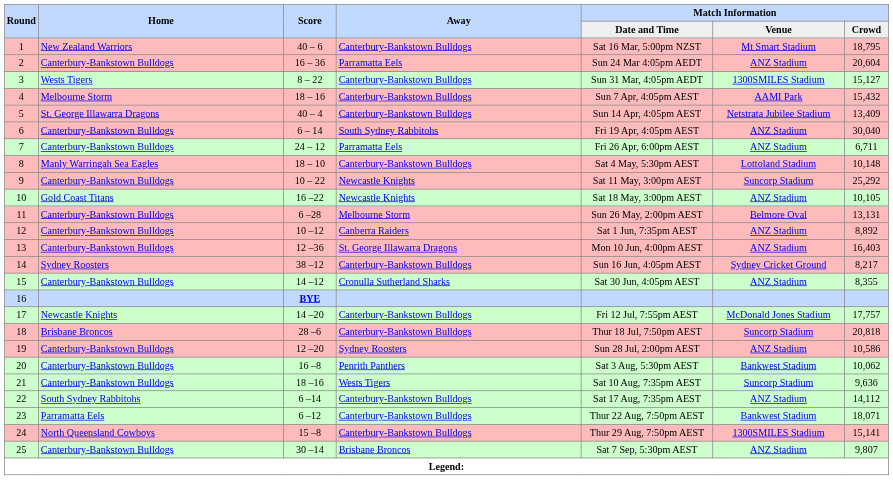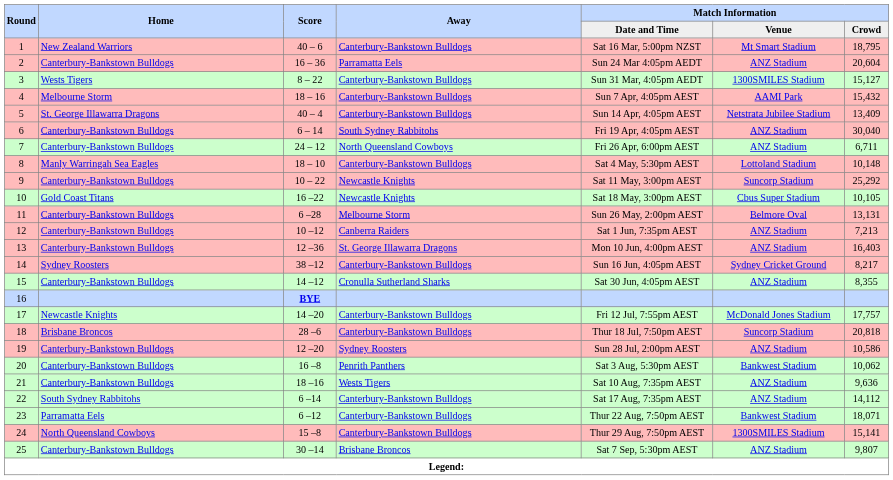(370, 147) Parramatta Eels -> (396, 147) North Queensland Cowboys
(779, 197) ANZ Stadium -> (779, 197) Cbus Super Stadium
(866, 231) 8,892 -> (866, 231) 7,213
(779, 382) Suncorp Stadium -> (779, 382) ANZ Stadium
